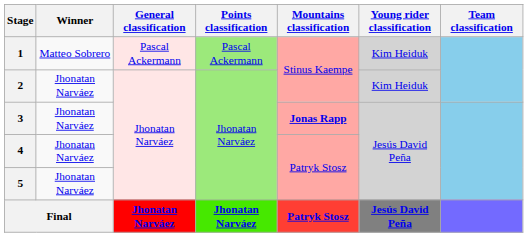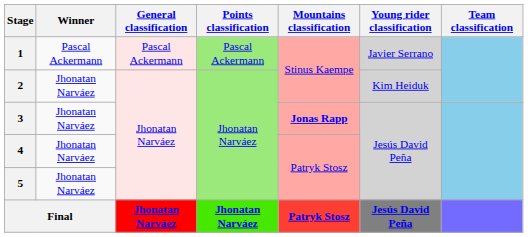(75, 53) Matteo Sobrero -> (76, 53) Pascal Ackermann
(400, 53) Kim Heiduk -> (400, 53) Javier Serrano
